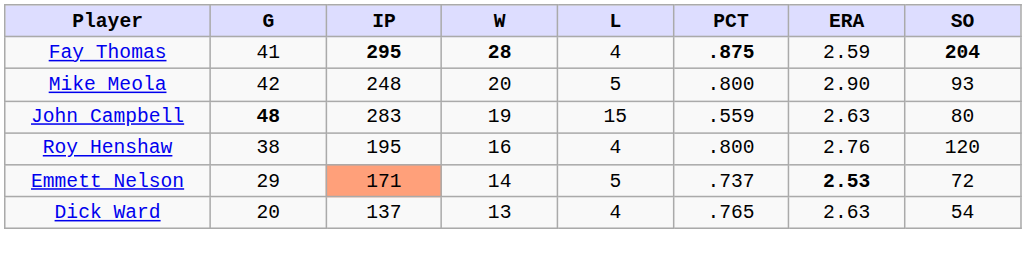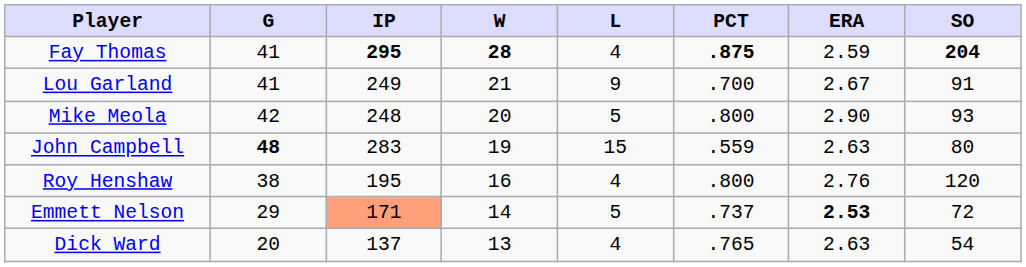+ row: (108, 85)
